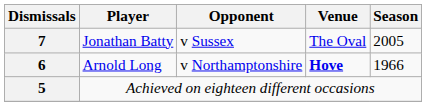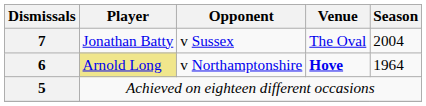(389, 40) 2005 -> (389, 40) 2004
(122, 64) no background -> (122, 64) khaki background
(389, 64) 1966 -> (389, 64) 1964
